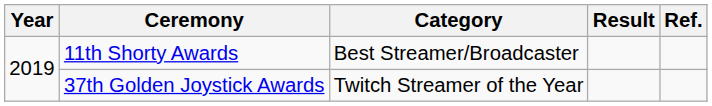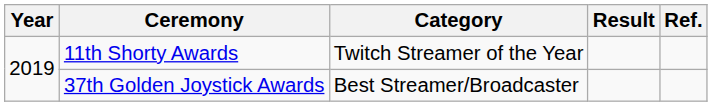(456, 52) Best Streamer/Broadcaster -> (459, 52) Twitch Streamer of the Year
(459, 85) Twitch Streamer of the Year -> (456, 85) Best Streamer/Broadcaster
